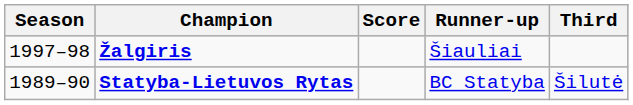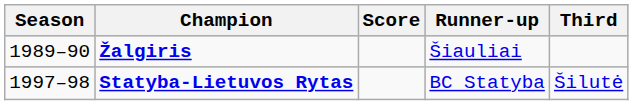(50, 52) 1997–98 -> (50, 52) 1989–90
(50, 83) 1989–90 -> (50, 83) 1997–98
